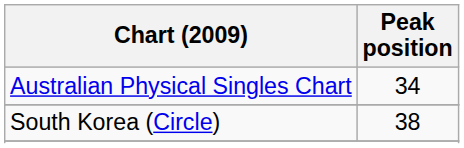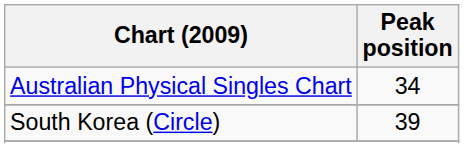(408, 122) 38 -> (408, 122) 39
